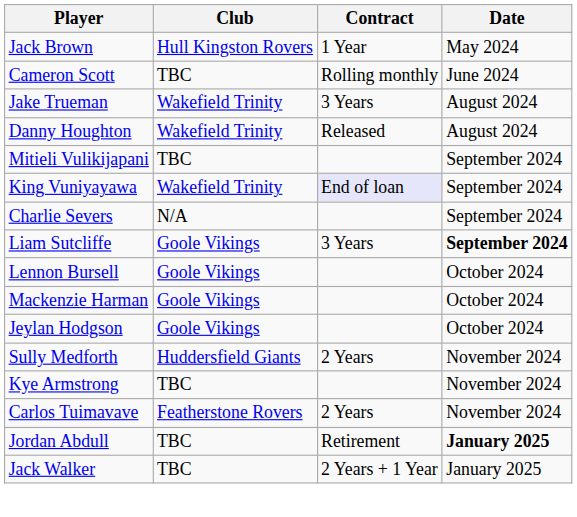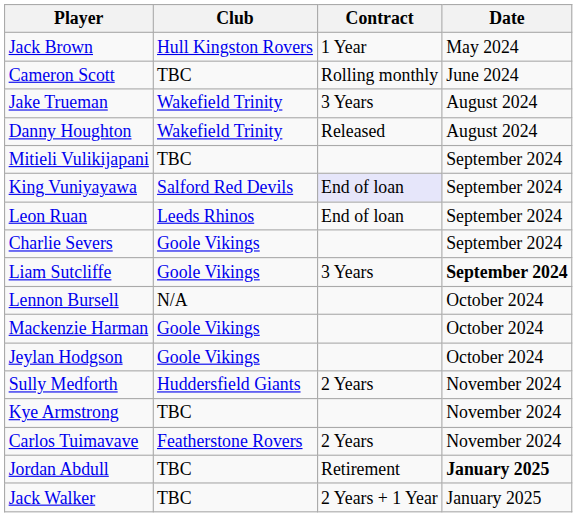(220, 187) Wakefield Trinity -> (225, 187) Salford Red Devils
+ row: (48, 215)
(172, 215) N/A -> (208, 243) Goole Vikings
(208, 272) Goole Vikings -> (172, 300) N/A
